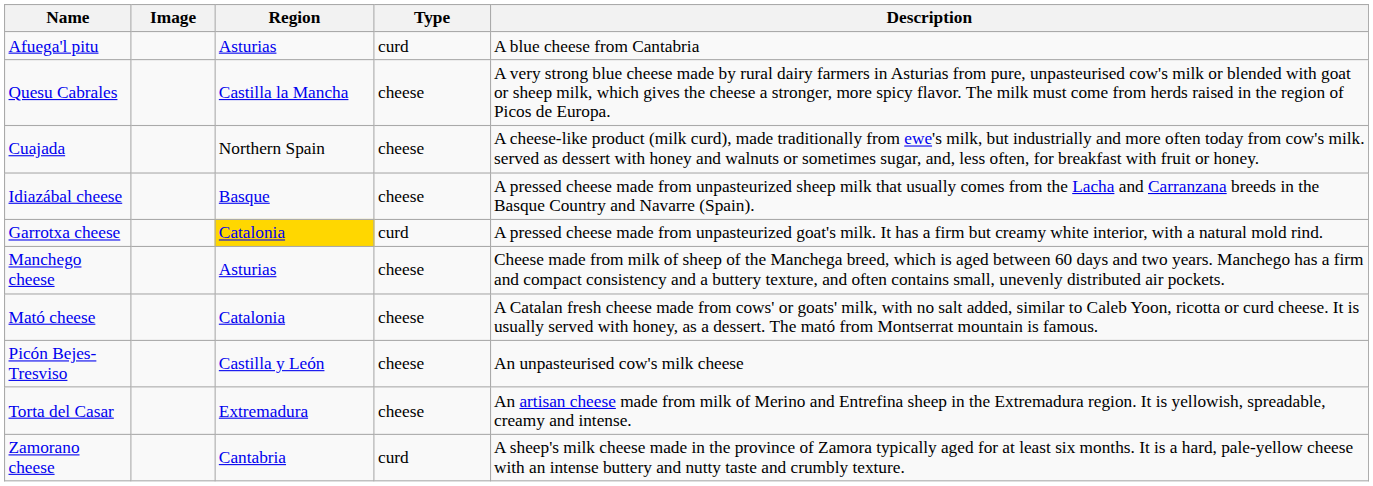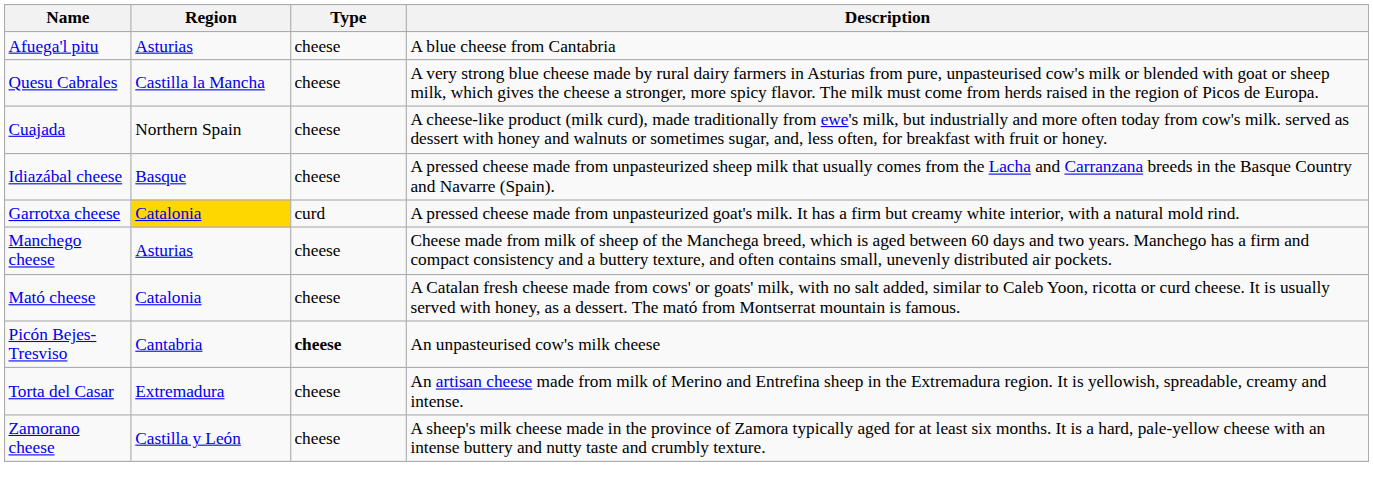- column: (173, 18)
(393, 45) curd -> (317, 45) cheese
(272, 363) Castilla y León -> (169, 344) Cantabria
(401, 363) normal -> (318, 344) bold
(252, 457) Cantabria -> (188, 438) Castilla y León
(393, 457) curd -> (317, 438) cheese
